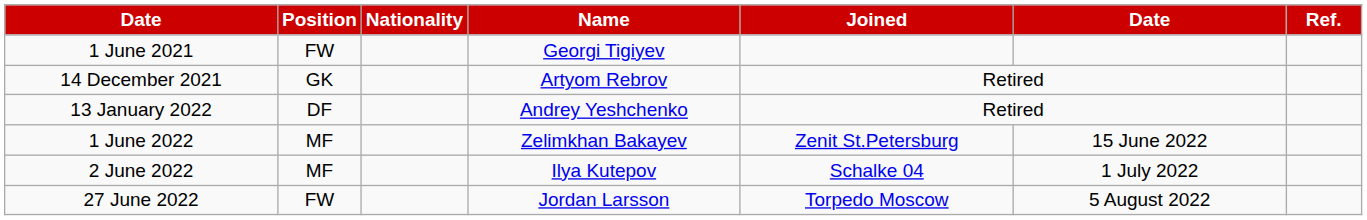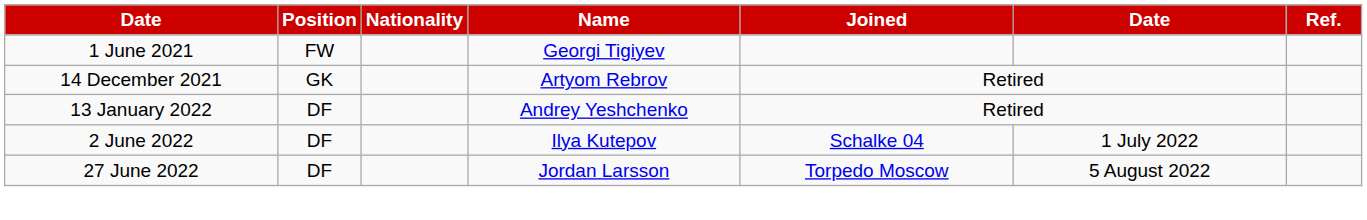- row: (141, 140)
(319, 170) MF -> (319, 140) DF
(319, 200) FW -> (319, 170) DF
